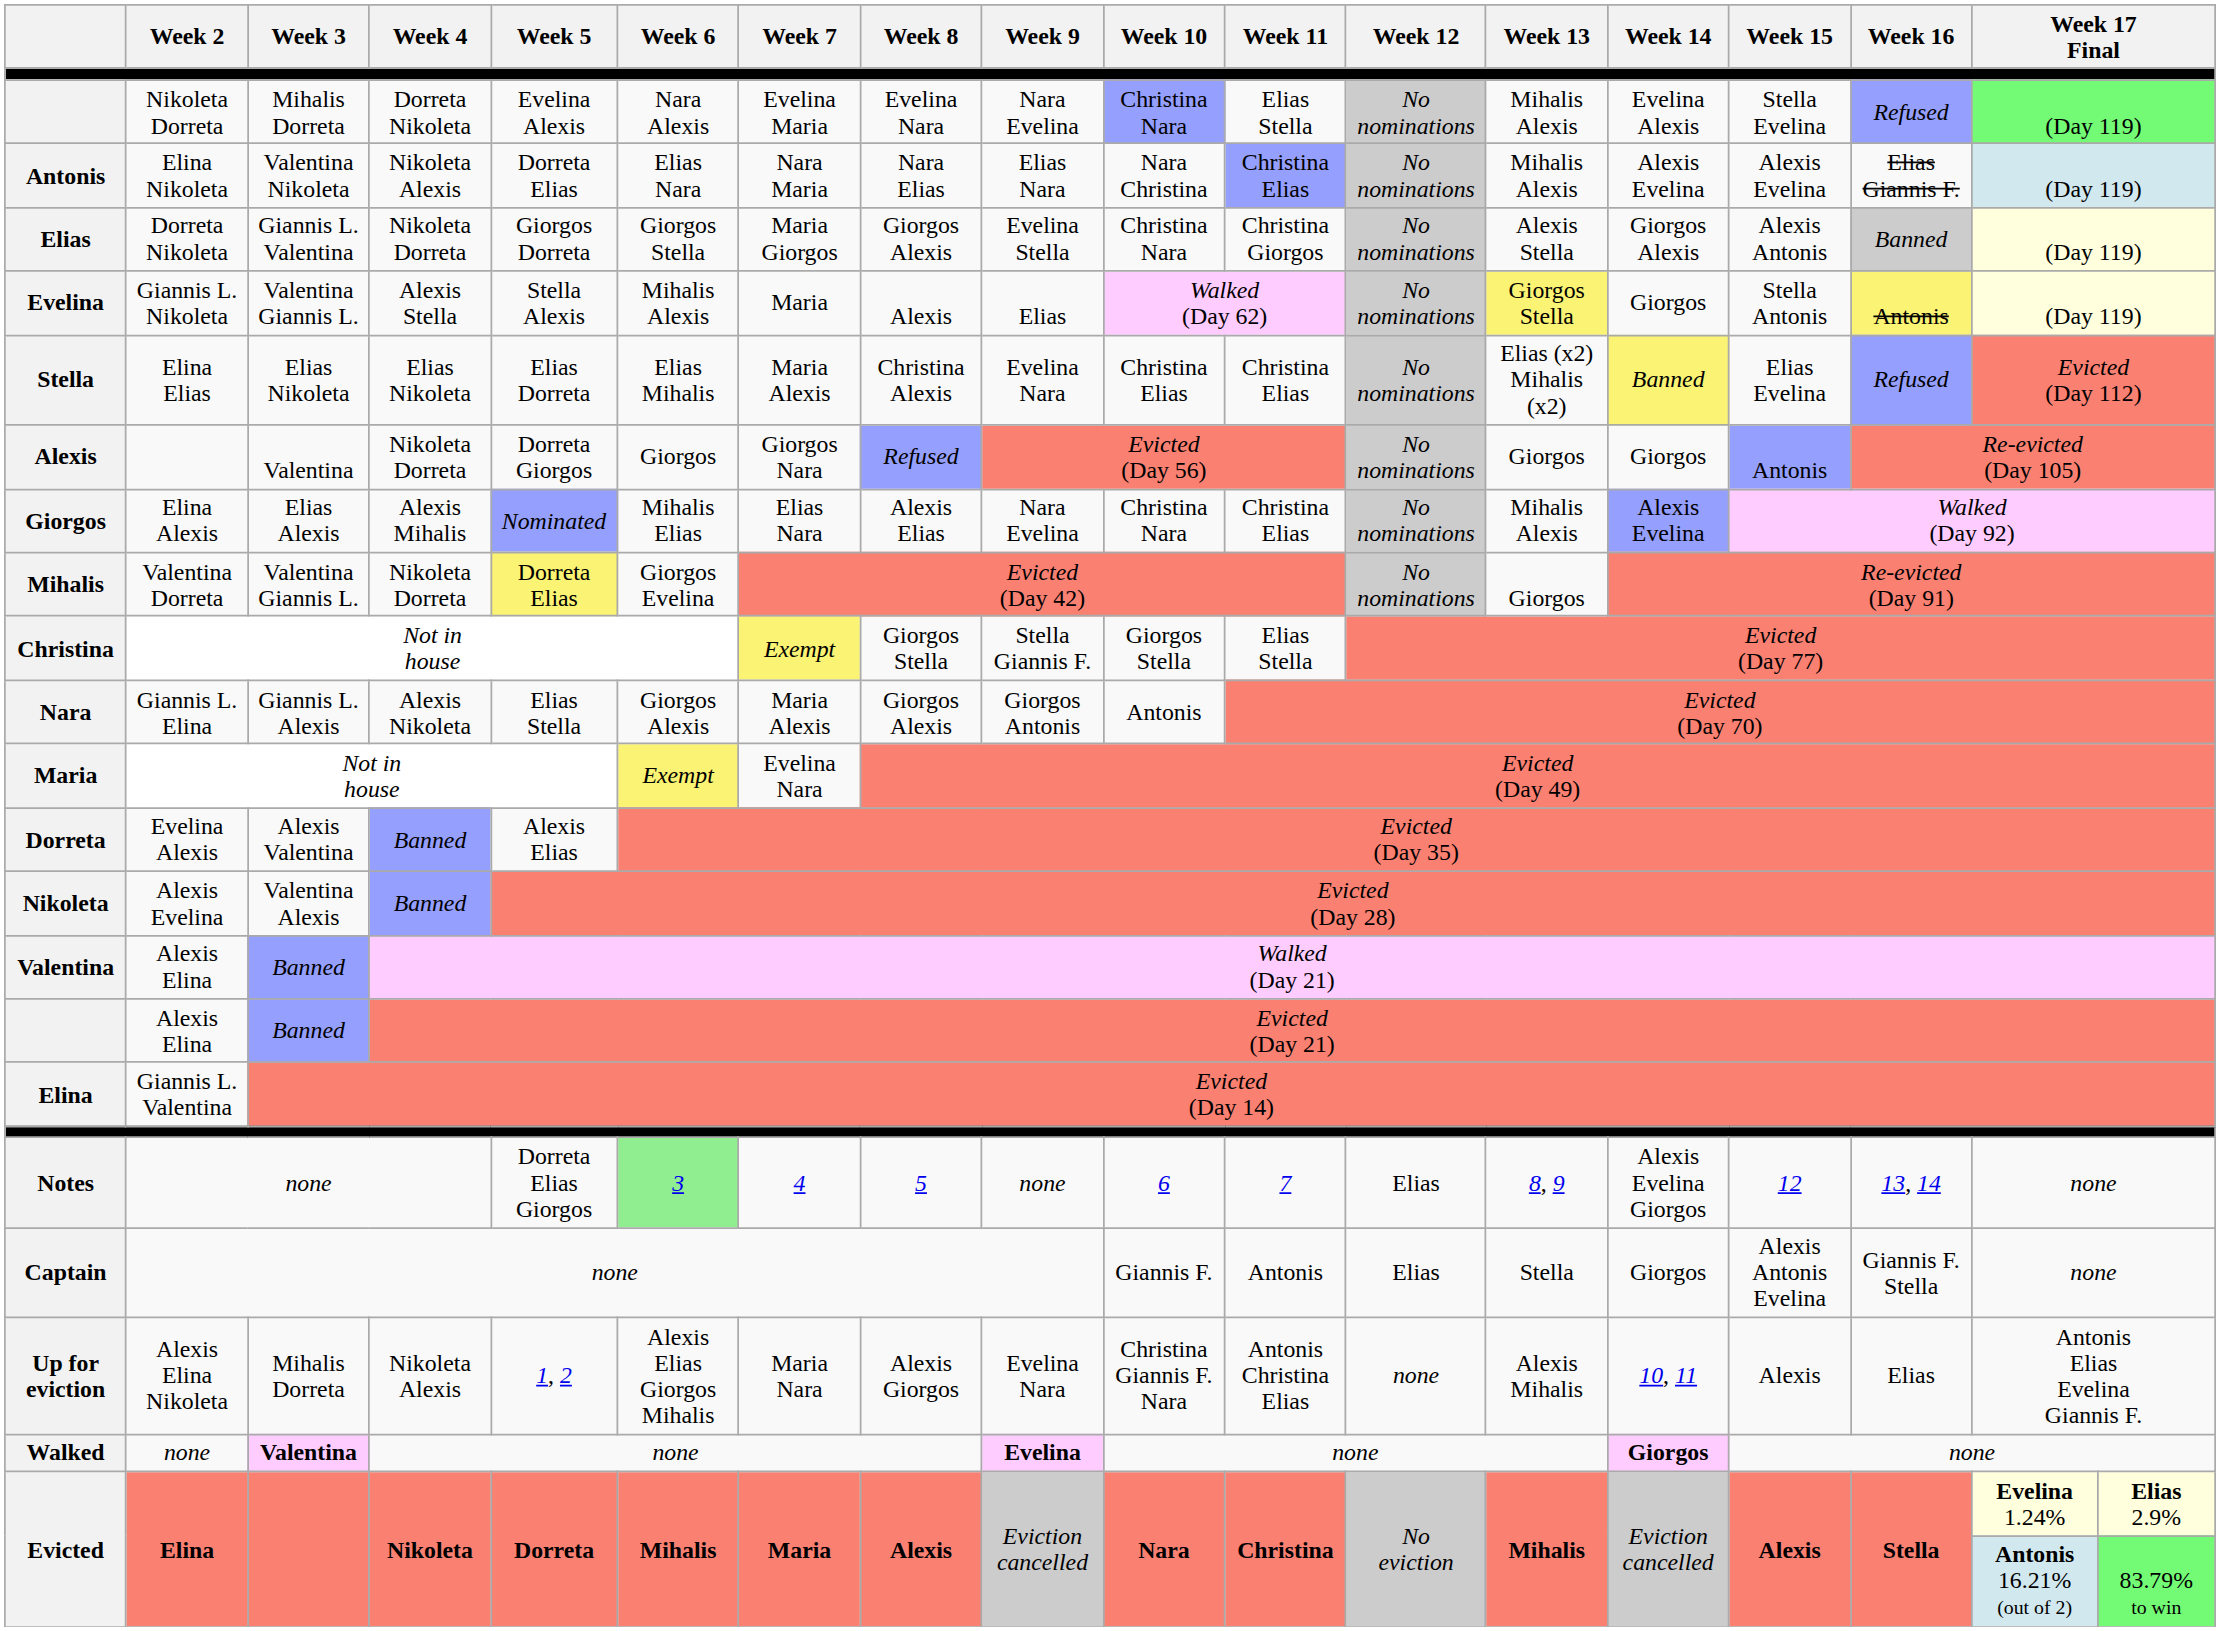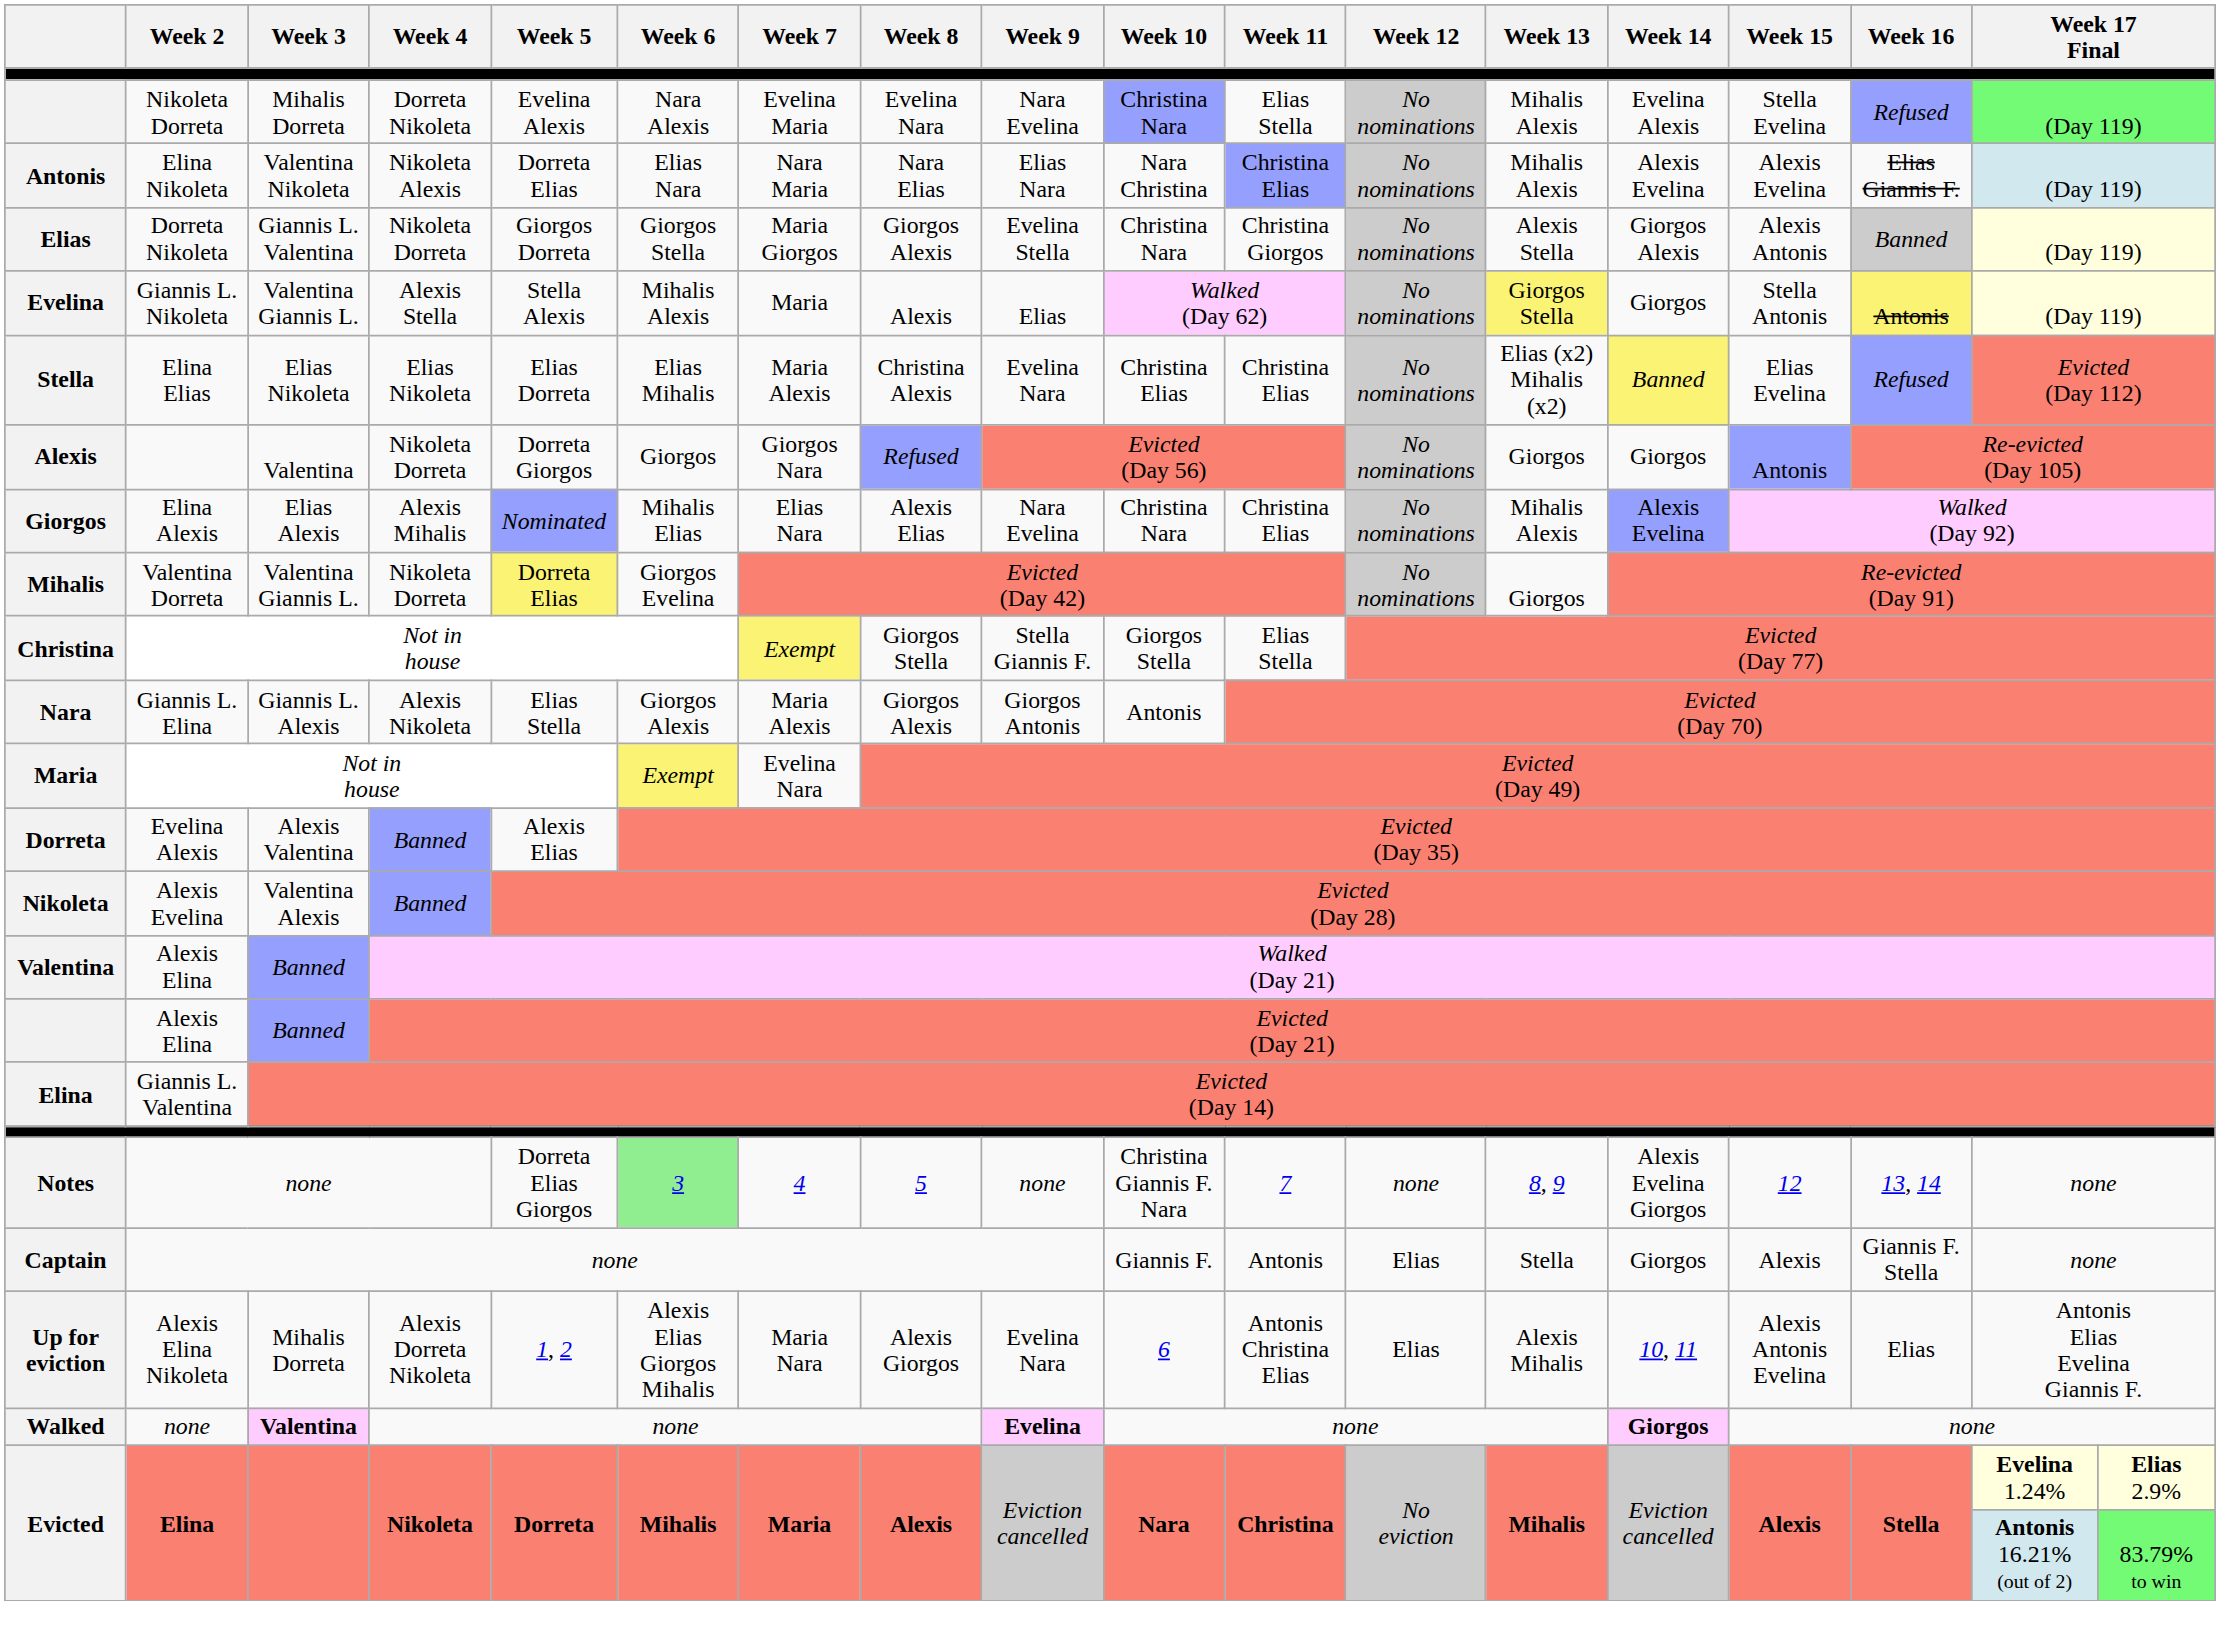(1164, 1182) 6 -> (1164, 1182) Christina Giannis F. Nara
(1416, 1182) Elias -> (1416, 1182) none
(1790, 1272) Alexis Antonis Evelina -> (1790, 1259) Alexis
(430, 1375) Nikoleta Alexis -> (430, 1349) Alexis Dorreta Nikoleta
(1164, 1375) Christina Giannis F. Nara -> (1164, 1349) 6
(1416, 1375) none -> (1416, 1349) Elias
(1790, 1375) Alexis -> (1790, 1349) Alexis Antonis Evelina
